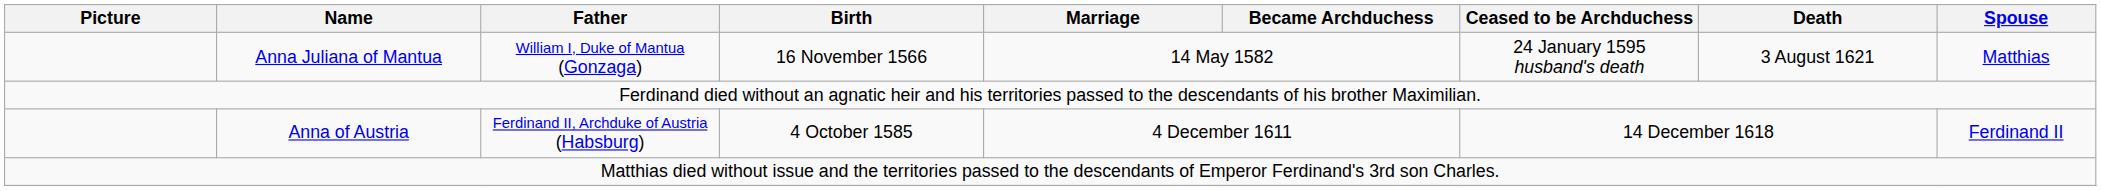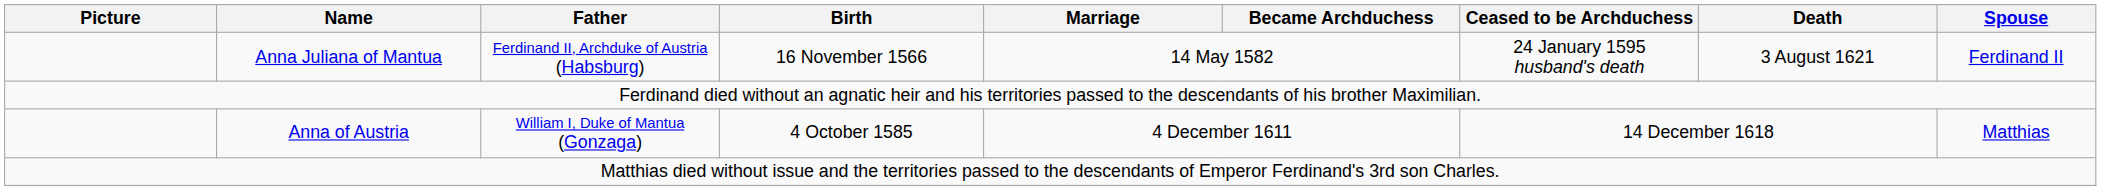(600, 57) William I, Duke of Mantua (Gonzaga) -> (600, 57) Ferdinand II, Archduke of Austria (Habsburg)
(2016, 56) Matthias -> (2016, 56) Ferdinand II
(600, 134) Ferdinand II, Archduke of Austria (Habsburg) -> (600, 134) William I, Duke of Mantua (Gonzaga)
(2016, 133) Ferdinand II -> (2016, 133) Matthias
